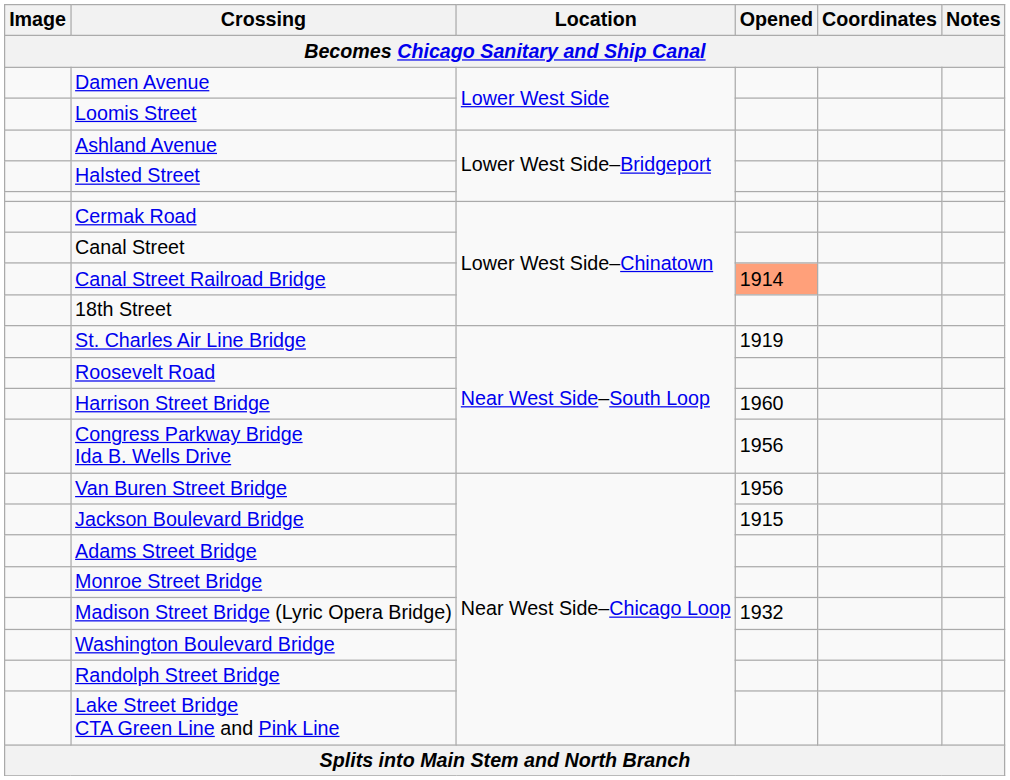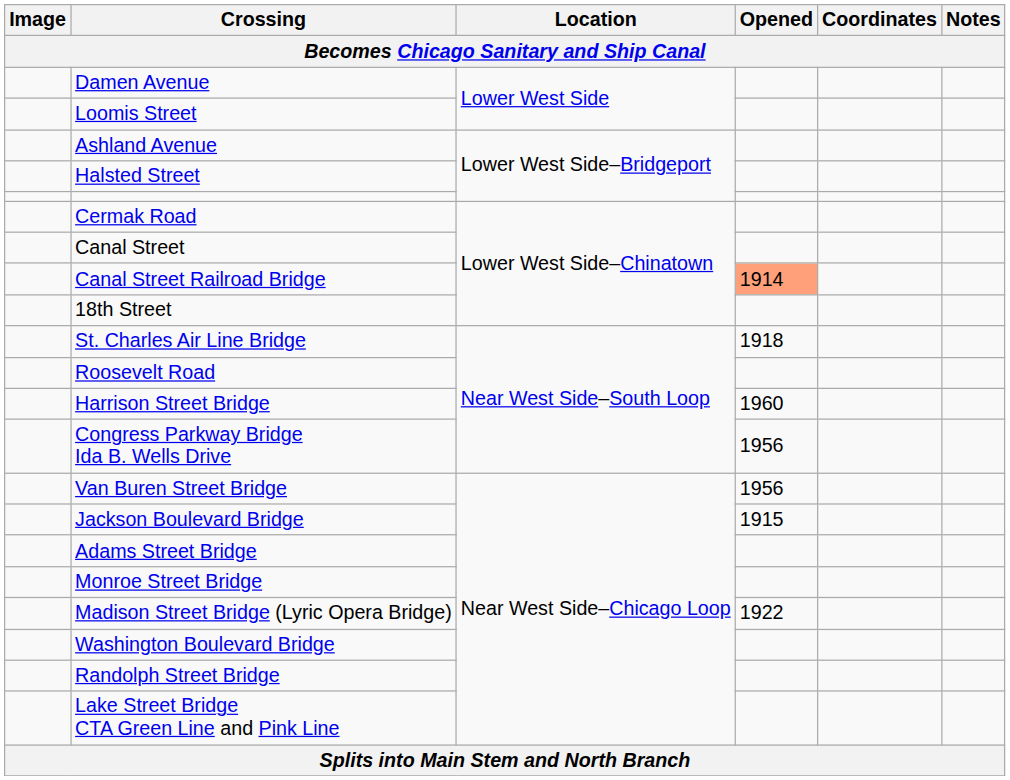(762, 341) 1919 -> (762, 341) 1918
(762, 613) 1932 -> (762, 613) 1922
